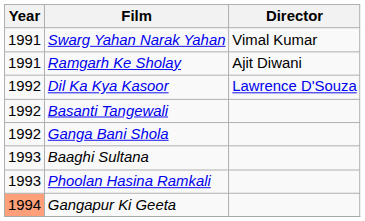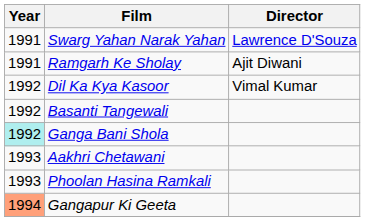(275, 39) Vimal Kumar -> (295, 39) Lawrence D'Souza
(295, 87) Lawrence D'Souza -> (275, 87) Vimal Kumar
(24, 134) no background -> (24, 134) paleturquoise background
- row: (98, 157)
+ row: (106, 157)
